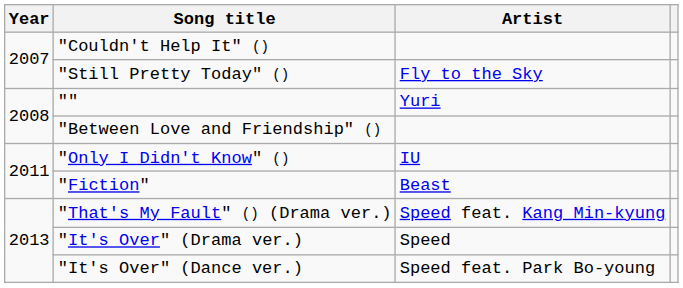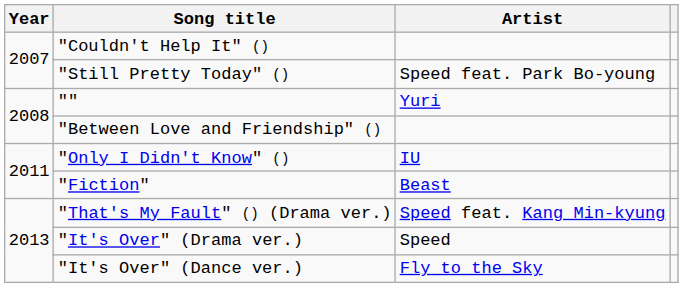(471, 74) Fly to the Sky -> (527, 74) Speed feat. Park Bo-young
(527, 268) Speed feat. Park Bo-young -> (471, 268) Fly to the Sky
